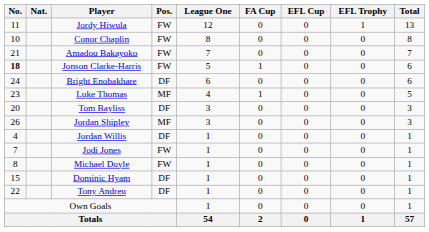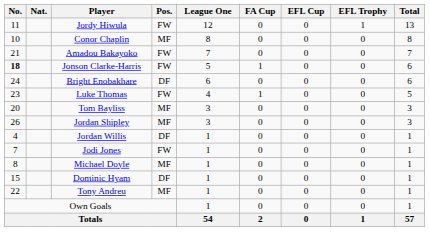(164, 38) FW -> (164, 38) MF
(164, 94) MF -> (164, 94) FW
(164, 108) DF -> (164, 108) MF
(164, 163) FW -> (164, 163) MF
(164, 191) DF -> (164, 191) MF
